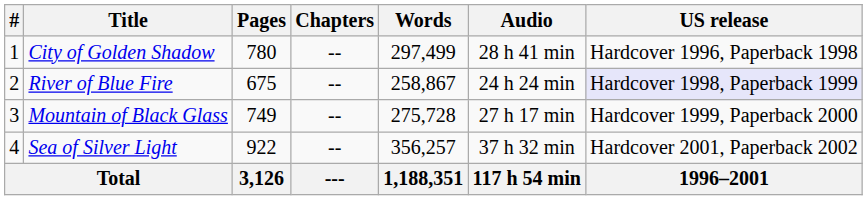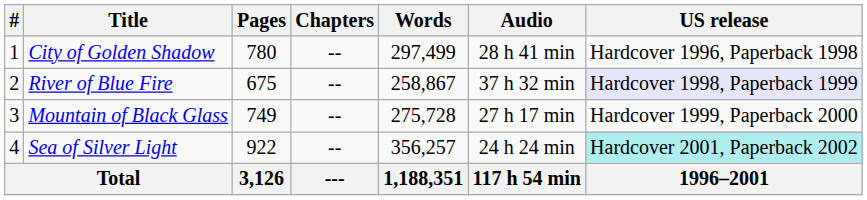(527, 83) 24 h 24 min -> (527, 83) 37 h 32 min
(527, 147) 37 h 32 min -> (527, 147) 24 h 24 min
(724, 147) no background -> (724, 147) paleturquoise background
